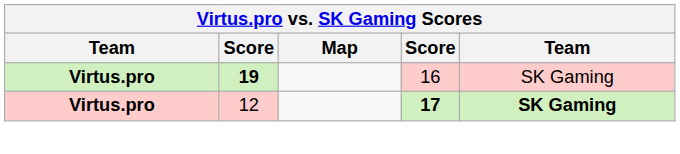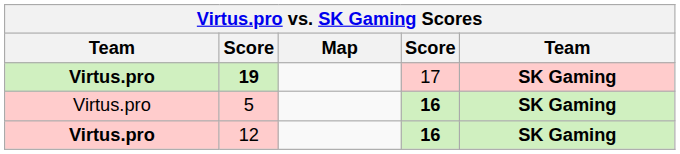(430, 76) 16 -> (430, 76) 17
(567, 76) normal -> (567, 76) bold
+ row: (249, 105)
(430, 105) 17 -> (430, 134) 16
